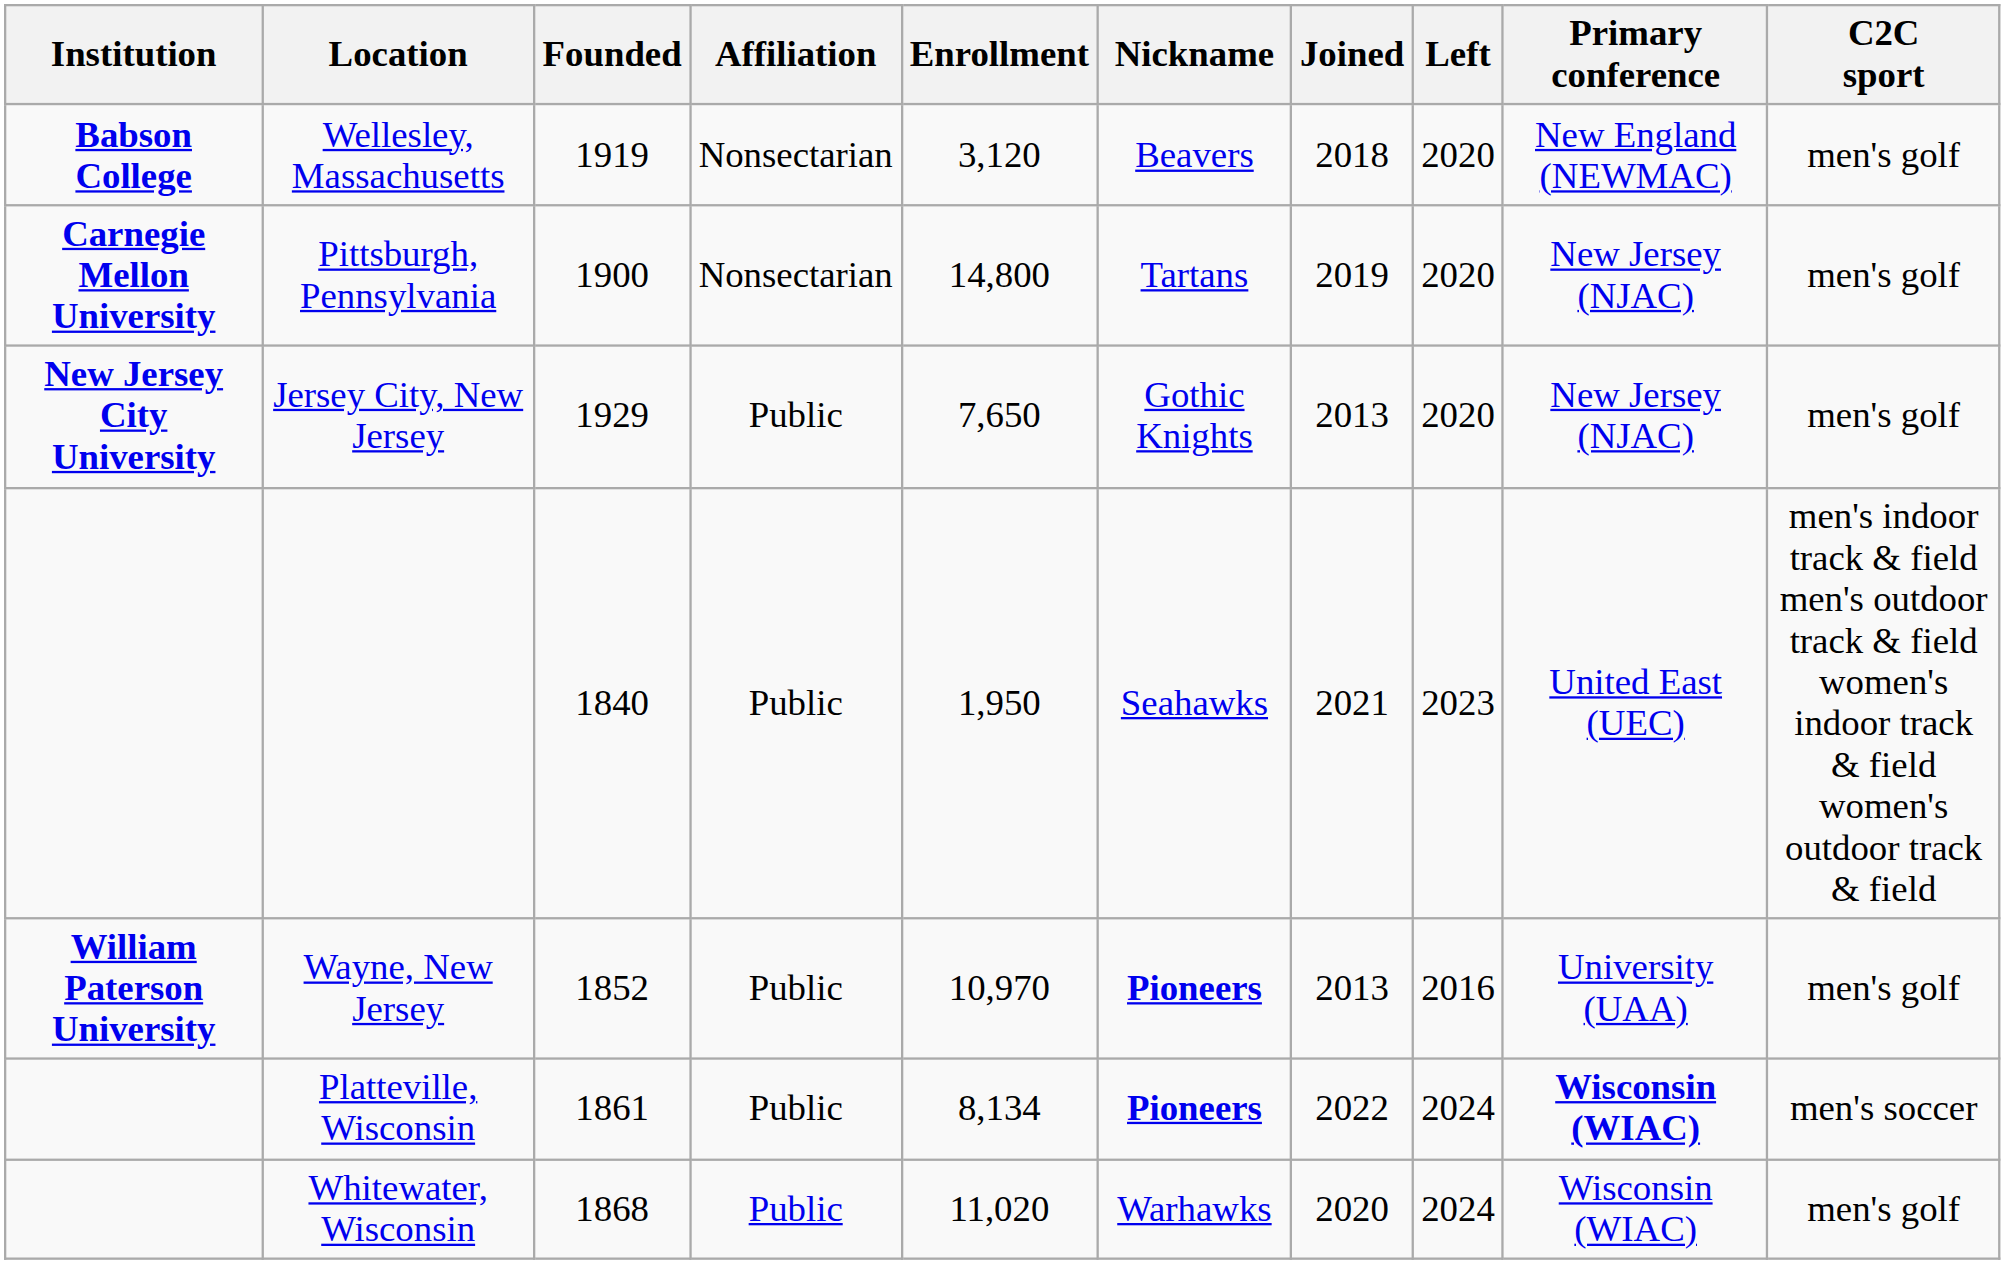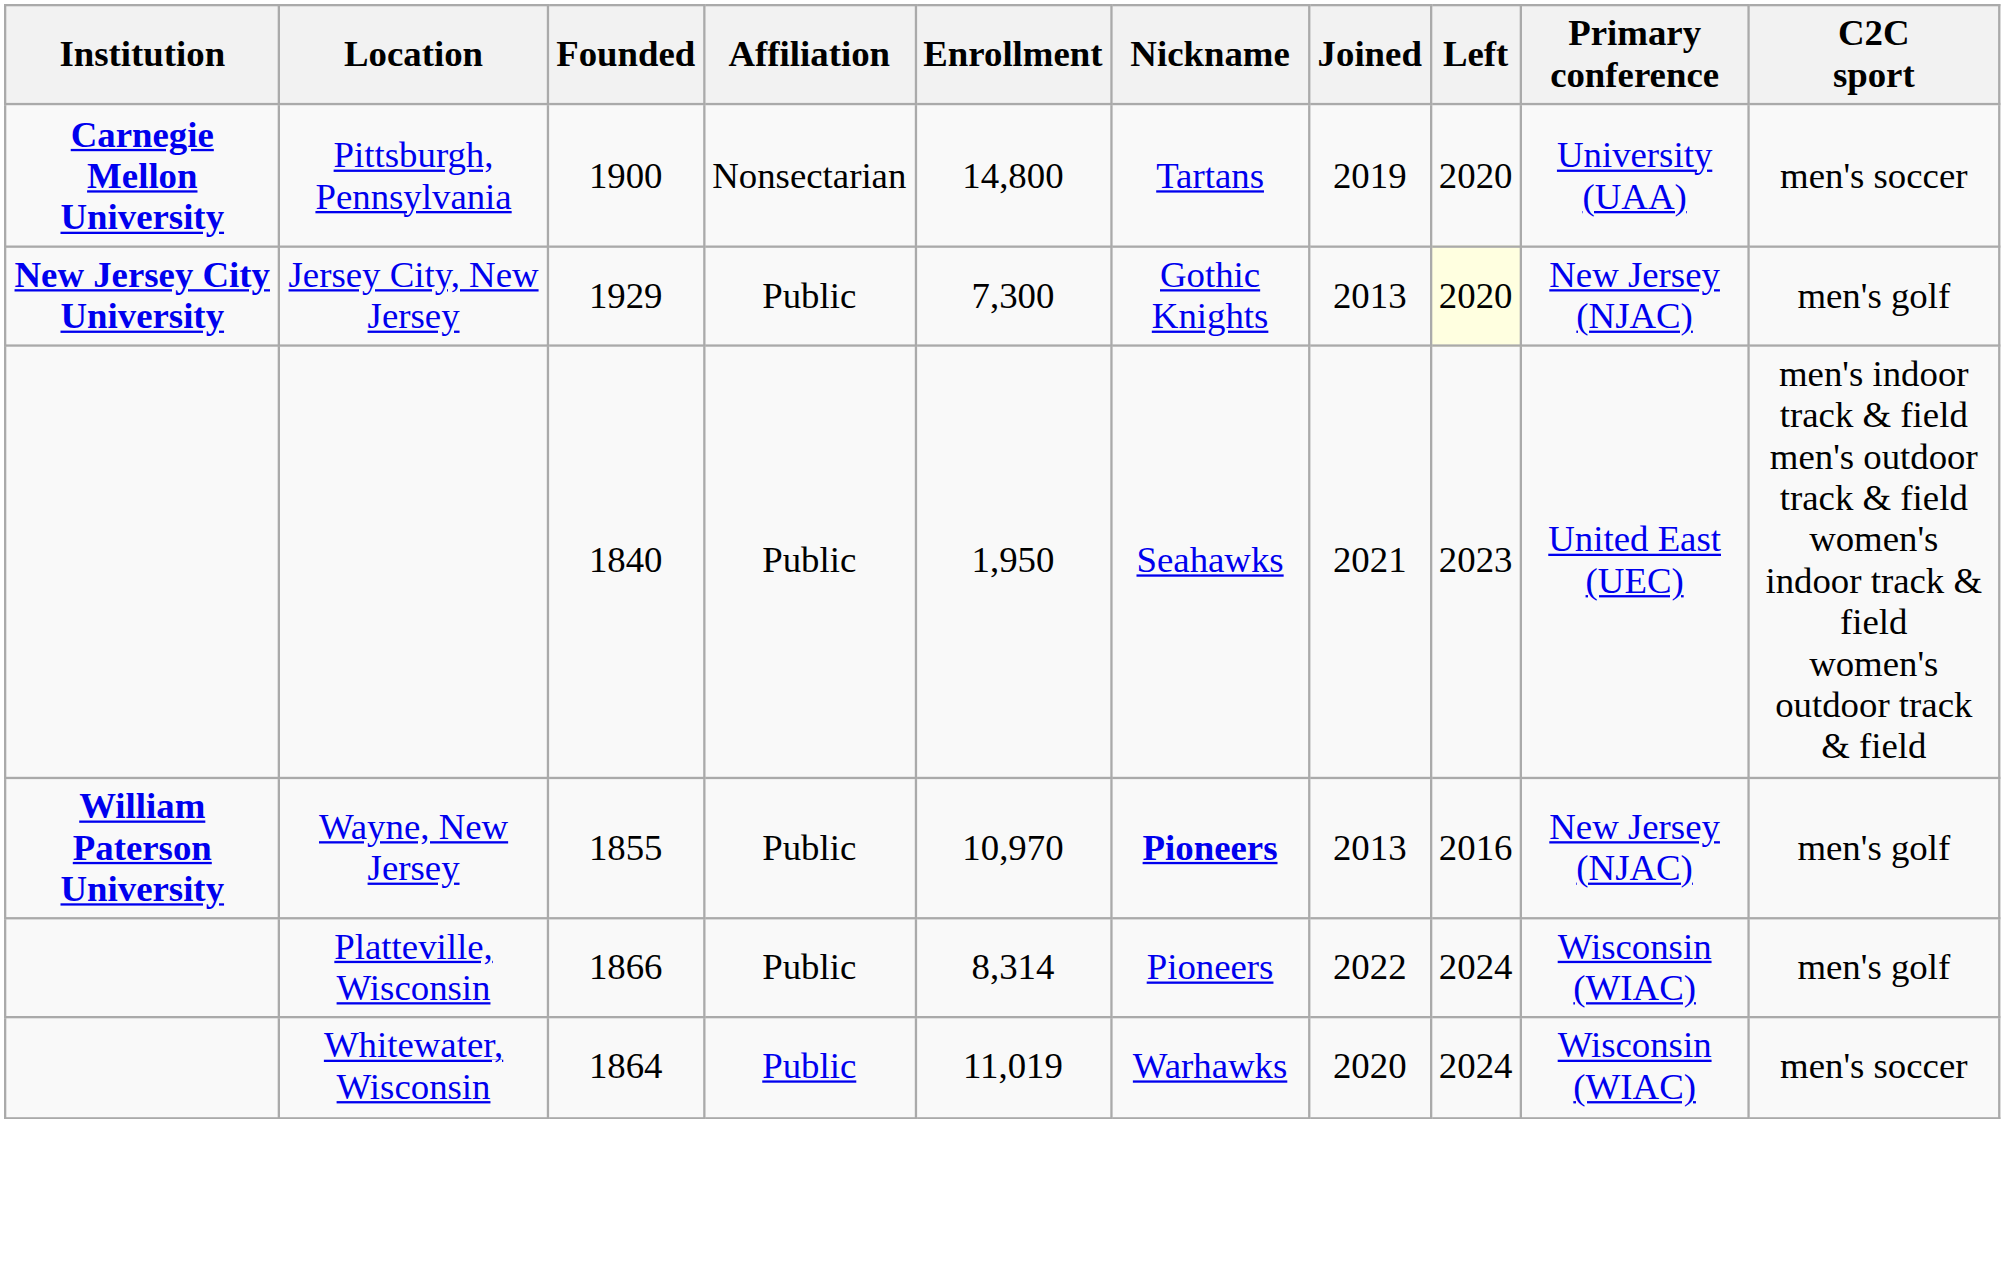- row: (398, 154)
(1636, 274) New Jersey (NJAC) -> (1635, 174) University (UAA)
(1884, 274) men's golf -> (1874, 174) men's soccer
(999, 415) 7,650 -> (1013, 295) 7,300
(1458, 415) no background -> (1476, 295) lightyellow background
(612, 987) 1852 -> (626, 846) 1855
(1636, 987) University (UAA) -> (1635, 846) New Jersey (NJAC)
(612, 1108) 1861 -> (626, 967) 1866
(999, 1108) 8,134 -> (1013, 967) 8,314
(1194, 1108) bold -> (1210, 967) normal
(1636, 1108) bold -> (1635, 967) normal
(1884, 1108) men's soccer -> (1874, 967) men's golf
(612, 1208) 1868 -> (626, 1066) 1864
(999, 1208) 11,020 -> (1013, 1066) 11,019
(1884, 1208) men's golf -> (1874, 1066) men's soccer
